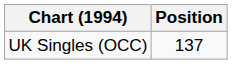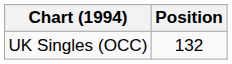(189, 45) 137 -> (189, 45) 132
